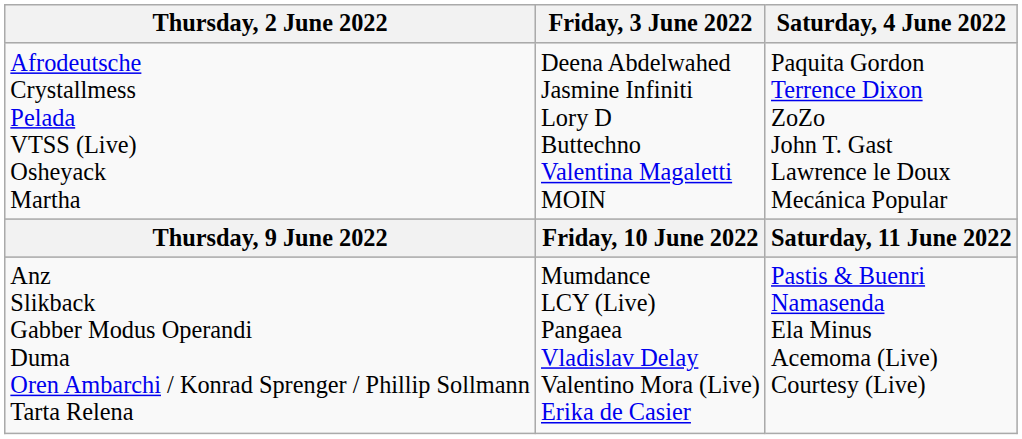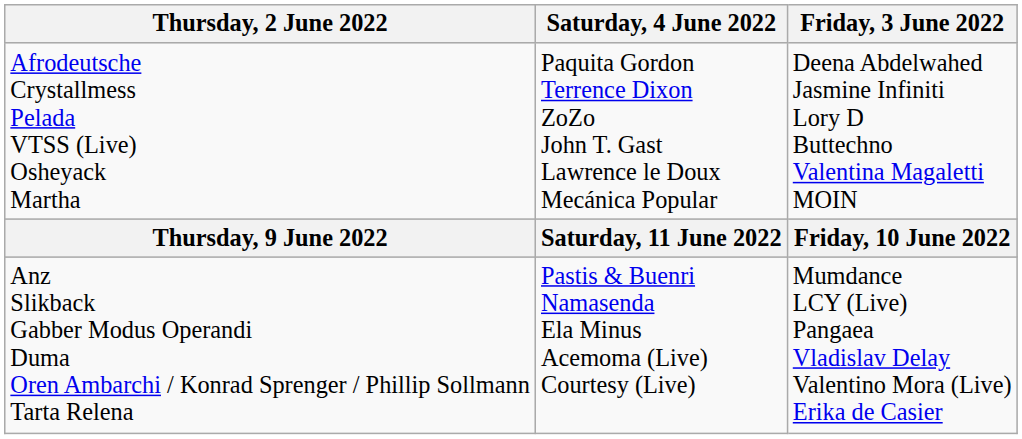columns swapped: (650, 23) <-> (891, 23)
